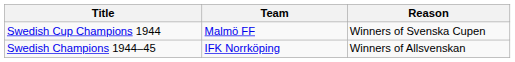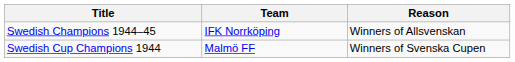rows swapped: (81, 48) <-> (84, 31)
